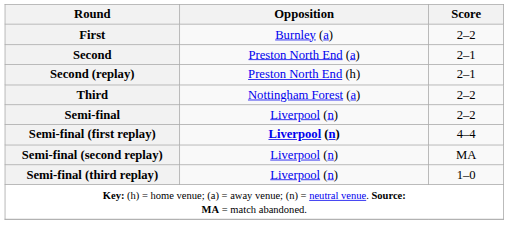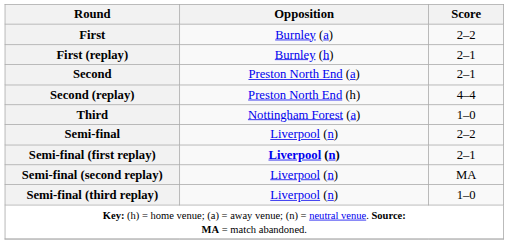+ row: (92, 54)
(466, 74) 2–1 -> (466, 94) 4–4
(466, 94) 2–2 -> (466, 114) 1–0
(466, 134) 4–4 -> (466, 154) 2–1
